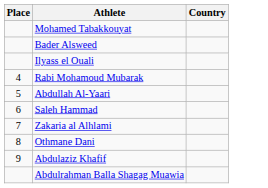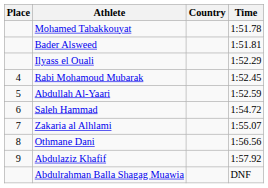+ column: (246, 12)
